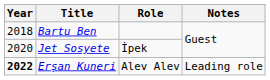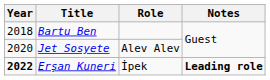(134, 48) İpek -> (150, 48) Alev Alev
(150, 66) Alev Alev -> (134, 66) İpek
(224, 66) normal -> (224, 66) bold
